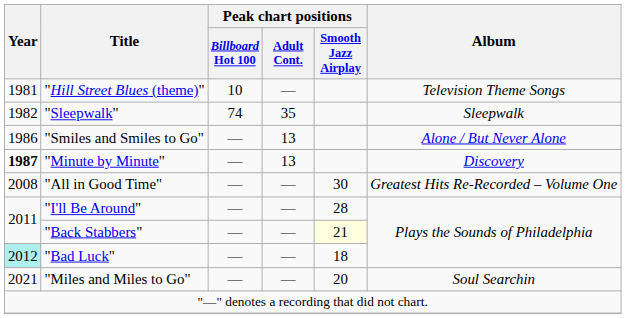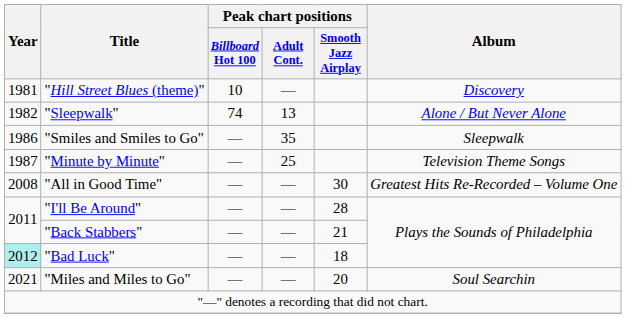(494, 90) Television Theme Songs -> (494, 90) Discovery
(288, 114) 35 -> (288, 114) 13
(494, 114) Sleepwalk -> (494, 114) Alone / But Never Alone
(288, 137) 13 -> (288, 137) 35
(494, 137) Alone / But Never Alone -> (494, 137) Sleepwalk
(23, 161) bold -> (23, 161) normal
(288, 161) 13 -> (288, 161) 25
(494, 161) Discovery -> (494, 161) Television Theme Songs
(341, 232) lightyellow background -> (341, 232) no background
